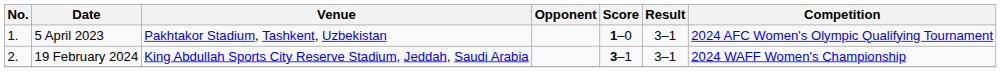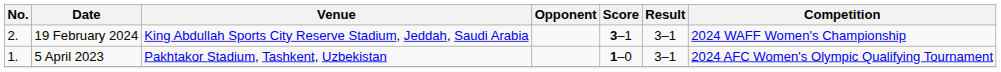rows swapped: (69, 35) <-> (86, 56)
